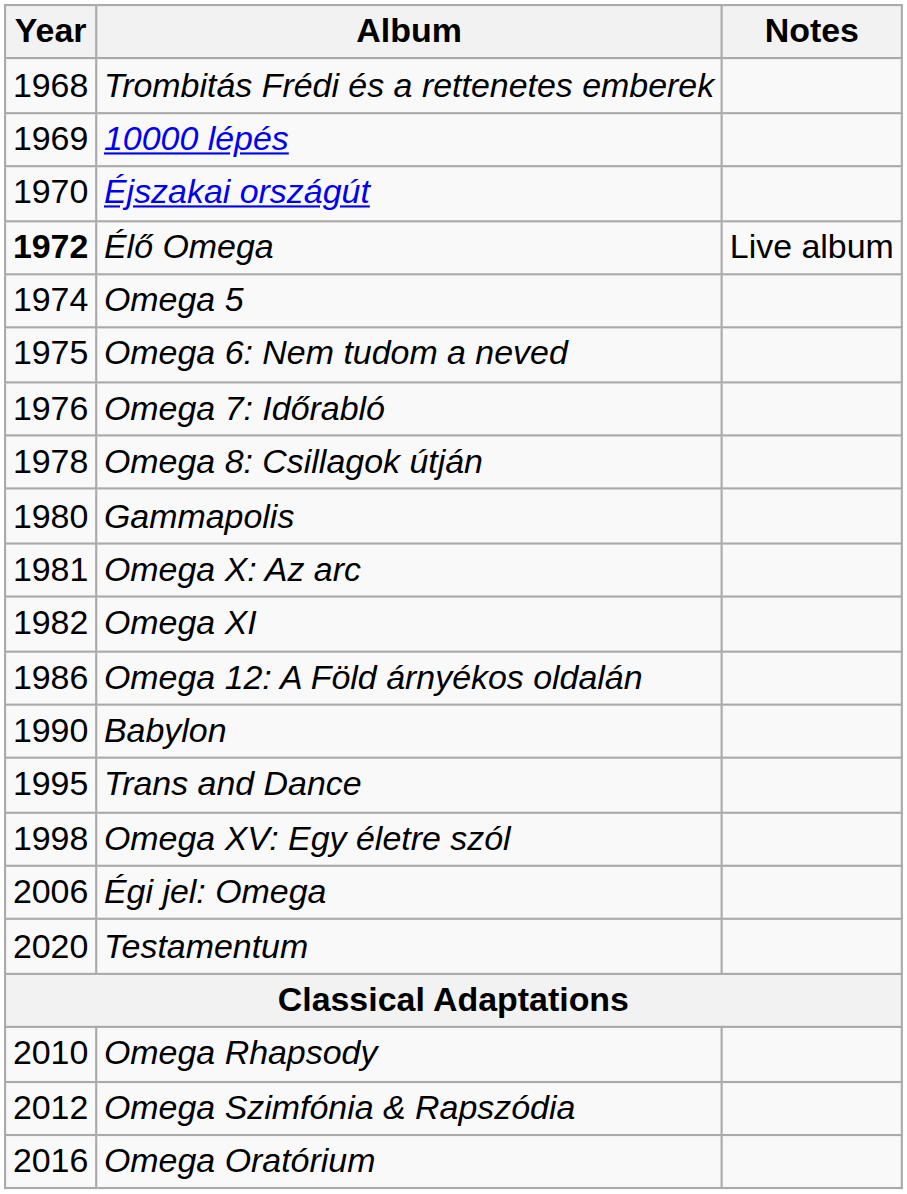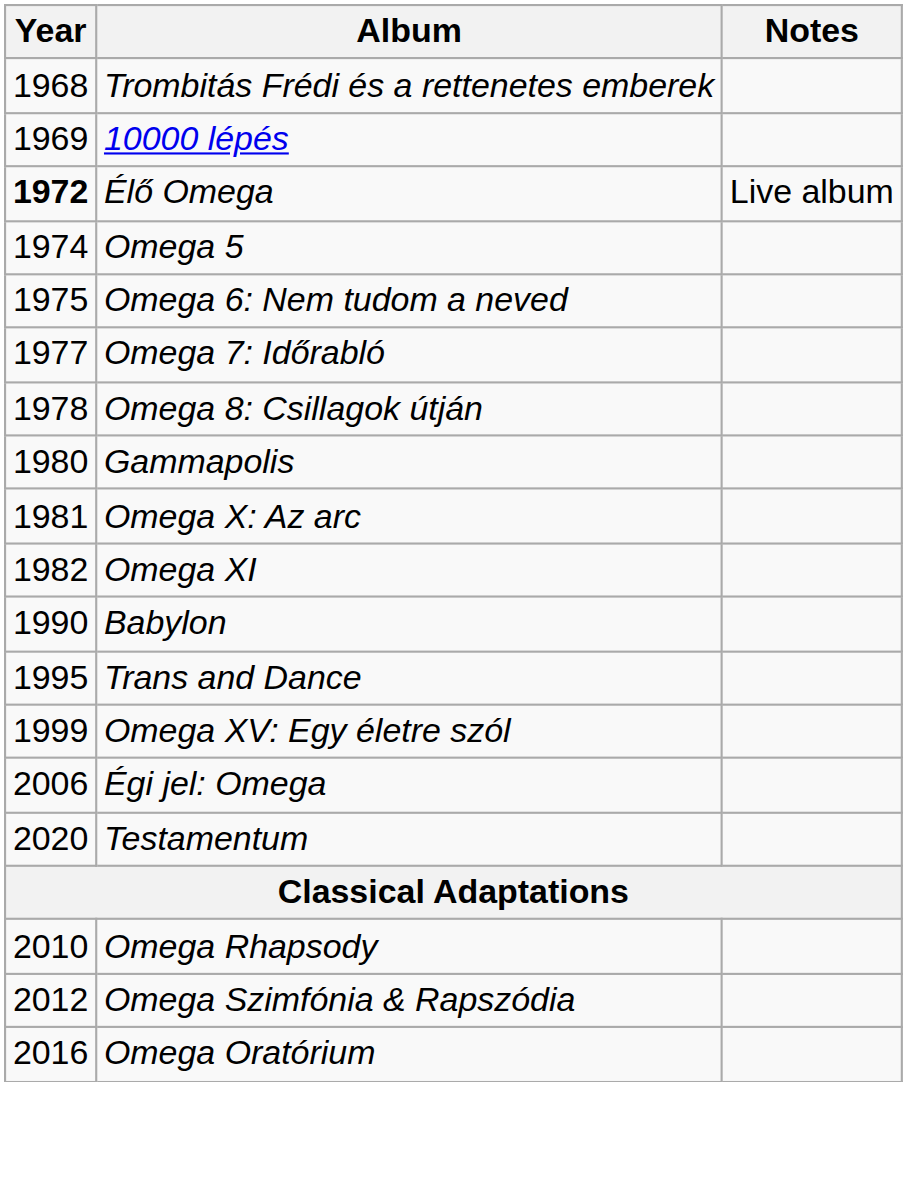- row: (237, 192)
(51, 407) 1976 -> (51, 354) 1977
- row: (373, 676)
(51, 838) 1998 -> (51, 730) 1999
